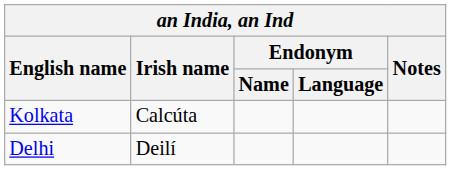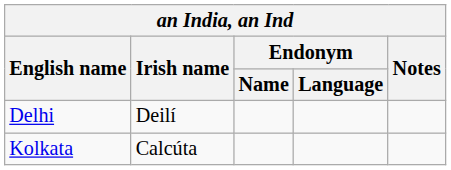rows swapped: (32, 148) <-> (41, 116)
